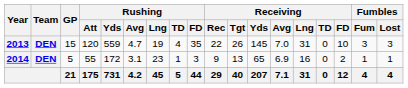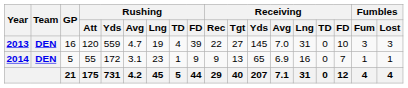(70, 43) 15 -> (70, 43) 16
(196, 43) 35 -> (196, 43) 39
(238, 43) 26 -> (238, 43) 27
(196, 59) 3 -> (196, 59) 9
(343, 59) 2 -> (343, 59) 7
